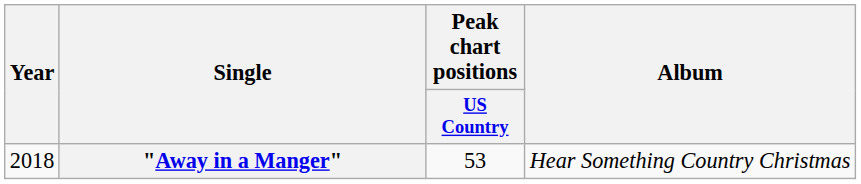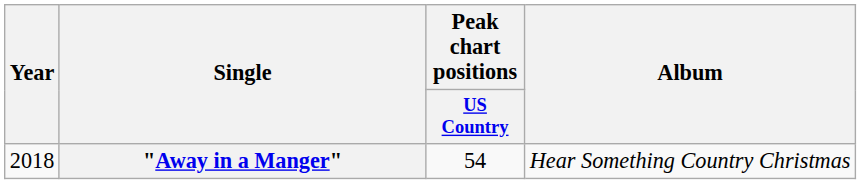(475, 160) 53 -> (475, 160) 54
